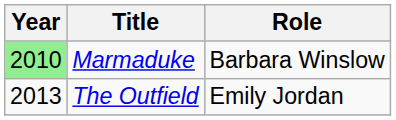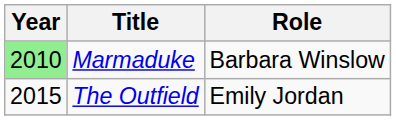(36, 96) 2013 -> (36, 96) 2015
